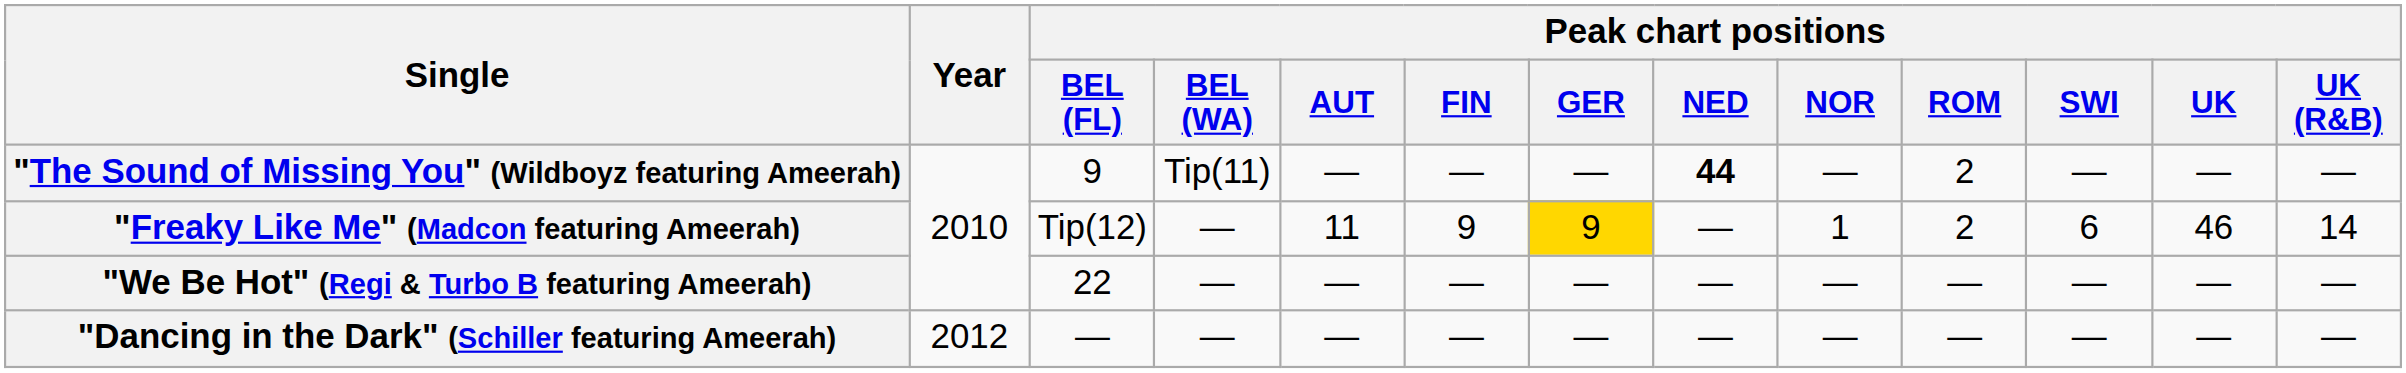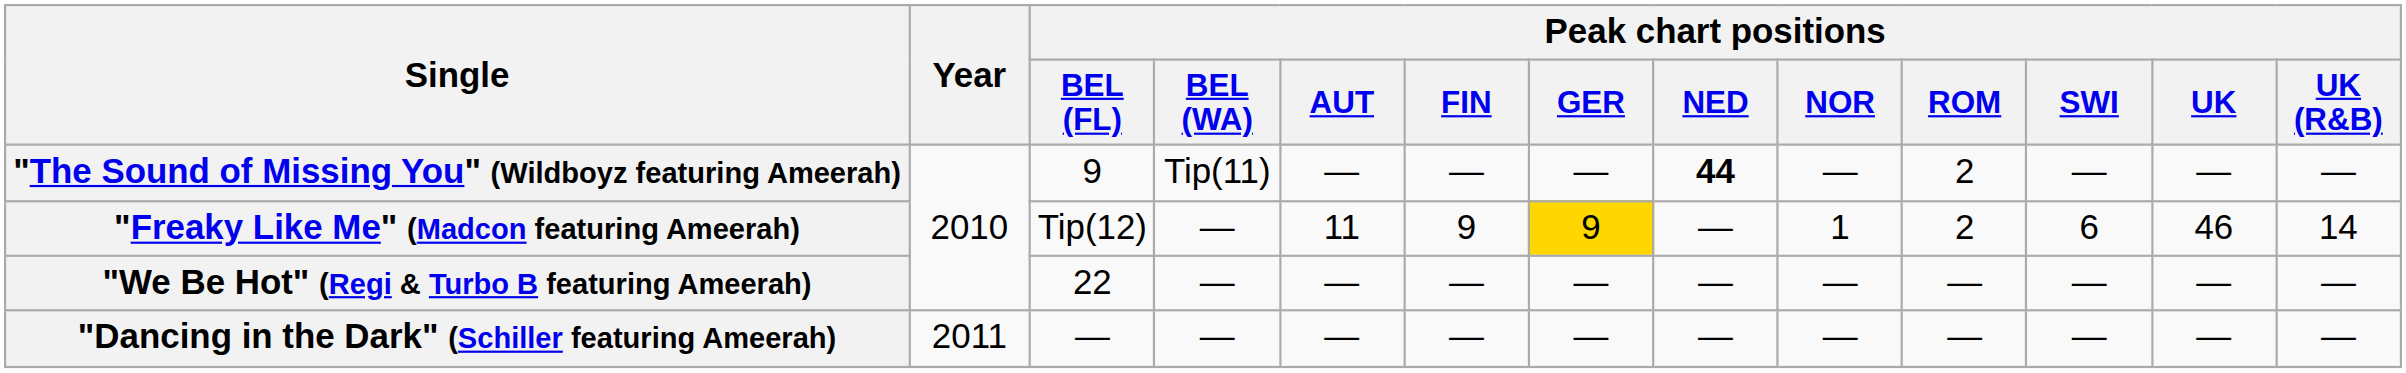(969, 337) 2012 -> (969, 337) 2011
